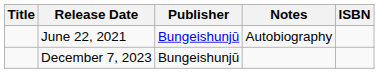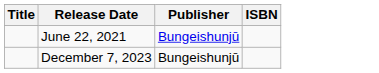- column: (289, 15)
